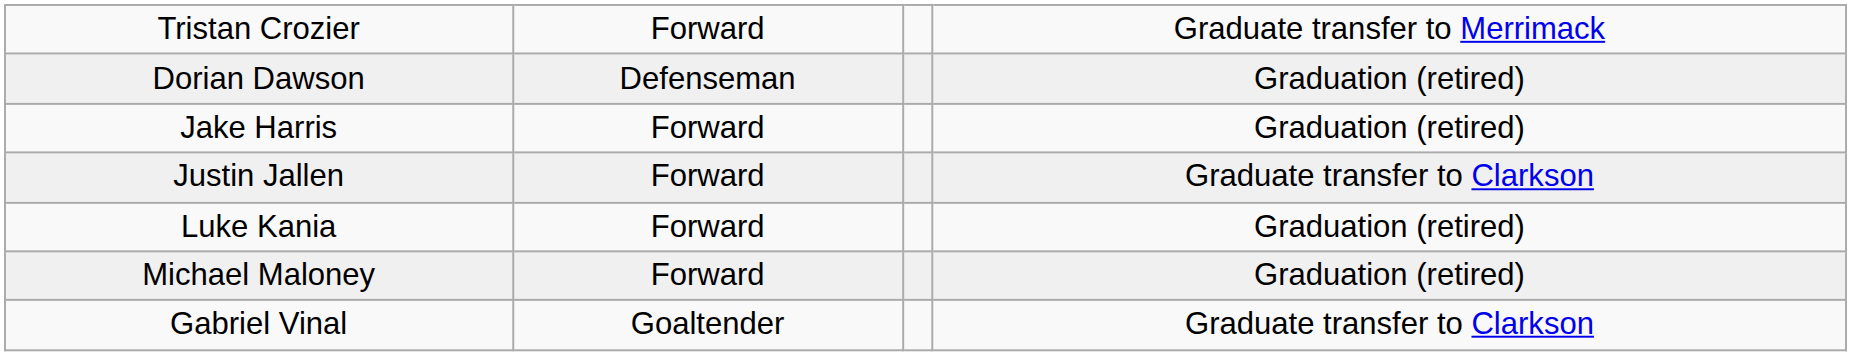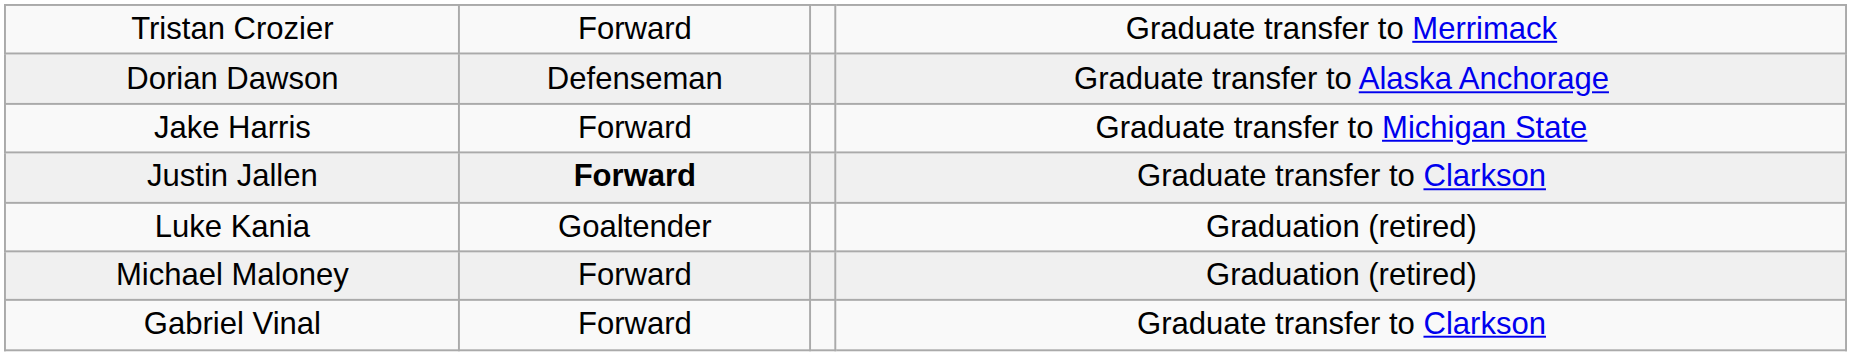(1389, 78) Graduation (retired) -> (1341, 78) Graduate transfer to Alaska Anchorage
(1389, 127) Graduation (retired) -> (1341, 127) Graduate transfer to Michigan State
(708, 176) normal -> (635, 176) bold
(708, 226) Forward -> (635, 226) Goaltender
(708, 324) Goaltender -> (635, 324) Forward
